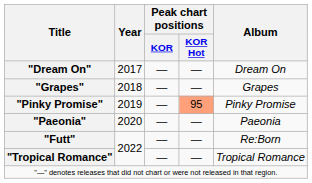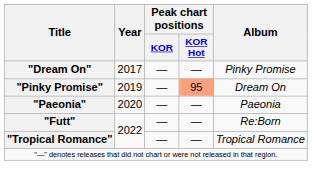(260, 69) Dream On -> (260, 69) Pinky Promise
- row: (60, 87)
(260, 104) Pinky Promise -> (260, 87) Dream On
